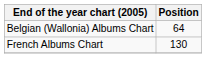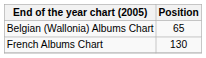(179, 28) 64 -> (179, 28) 65
